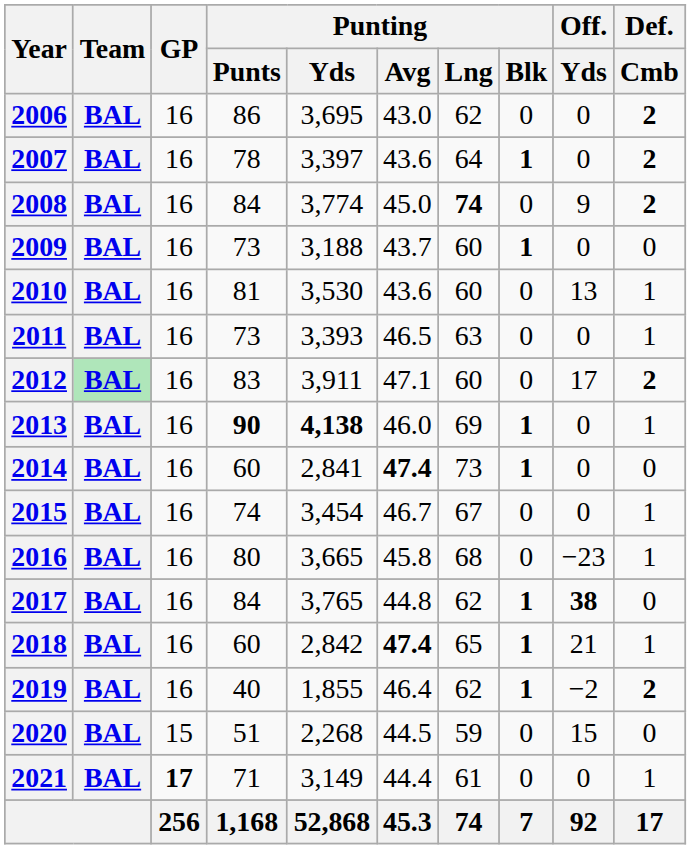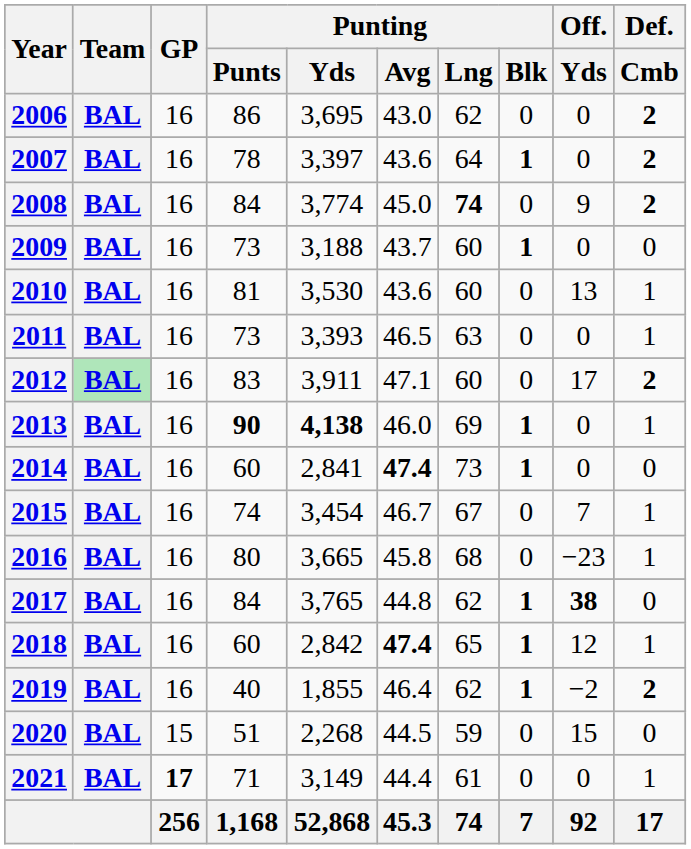(584, 512) 0 -> (584, 512) 7
(584, 644) 21 -> (584, 644) 12
